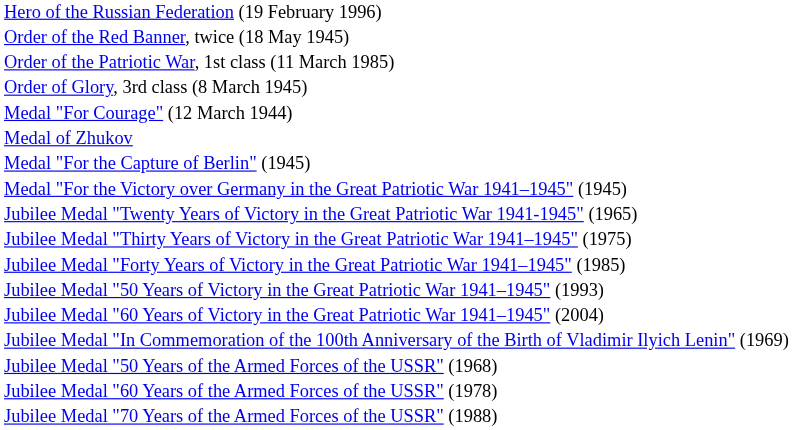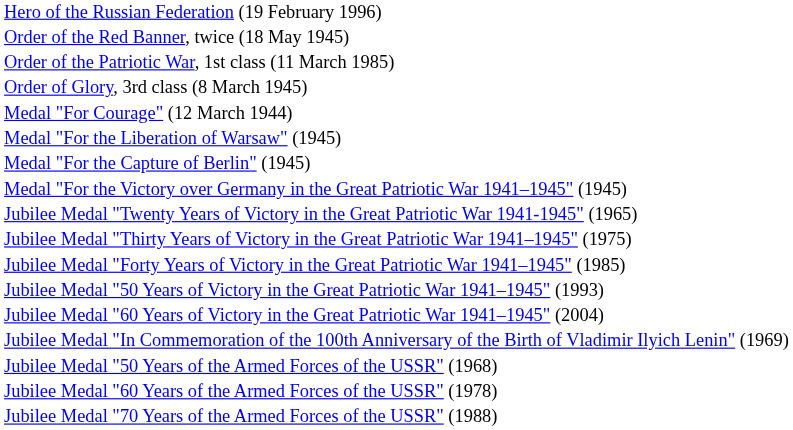- row: (68, 138)
+ row: (173, 138)
